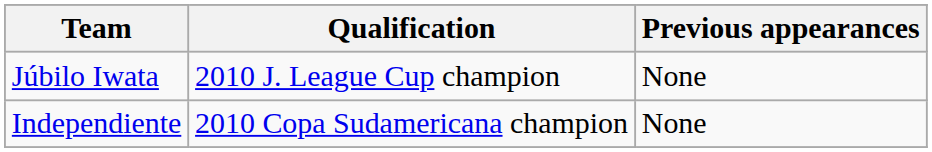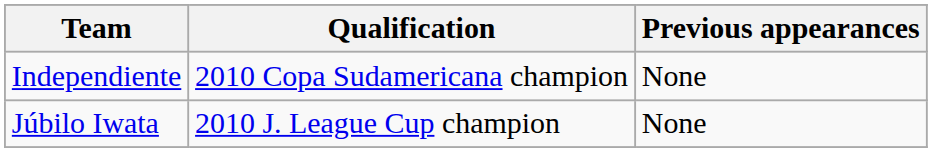rows swapped: (85, 75) <-> (97, 123)
